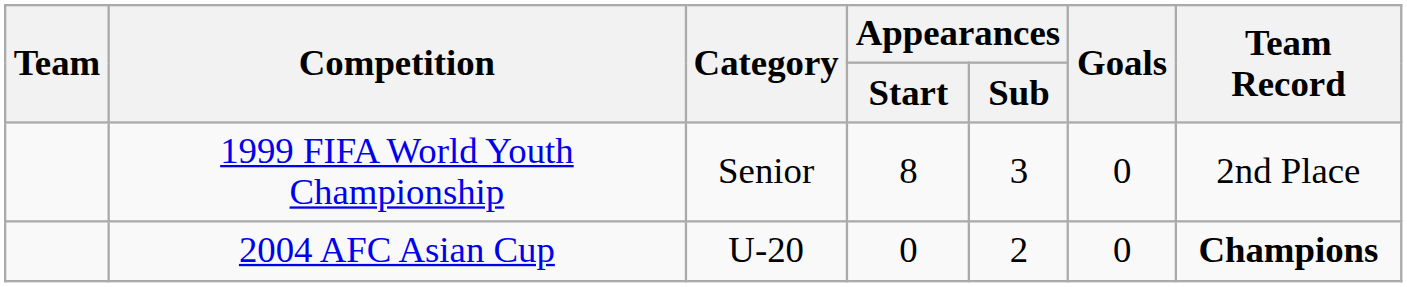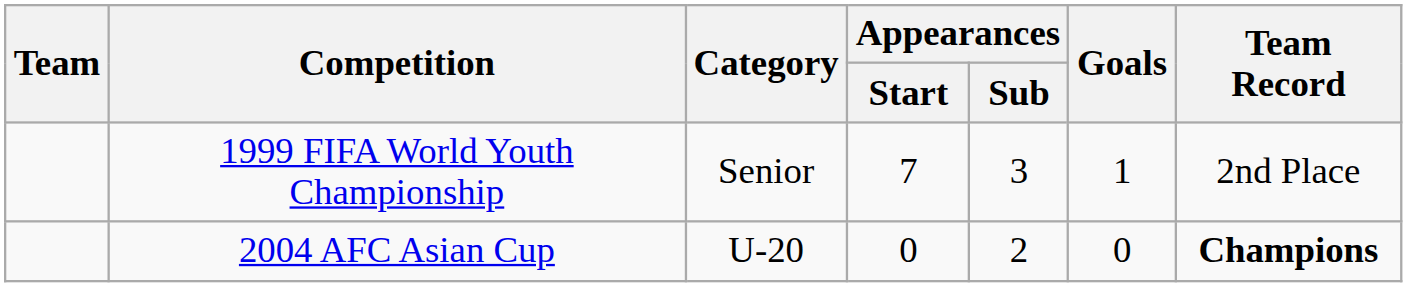(908, 171) 8 -> (908, 171) 7
(1122, 171) 0 -> (1122, 171) 1
